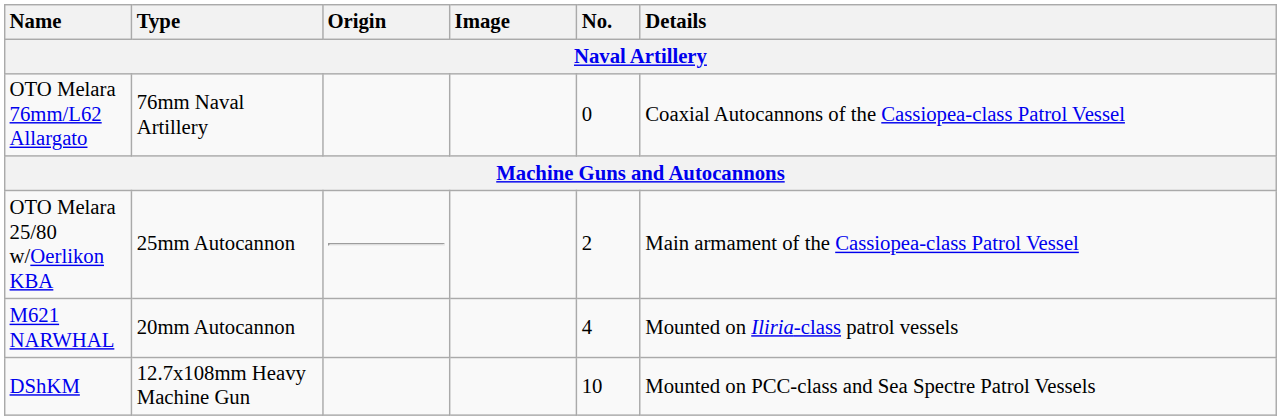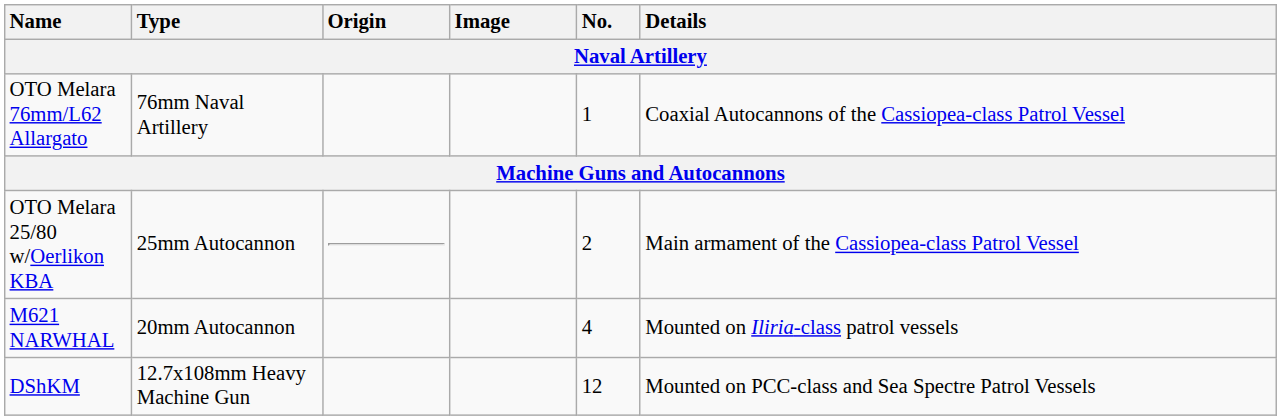(587, 114) 0 -> (587, 114) 1
(592, 385) 10 -> (592, 385) 12
